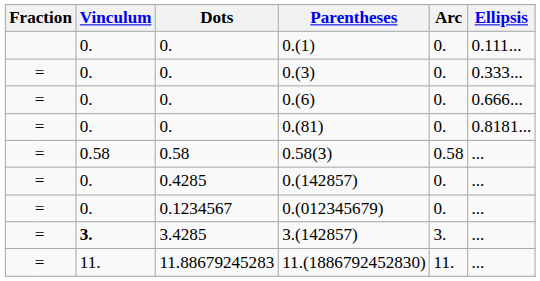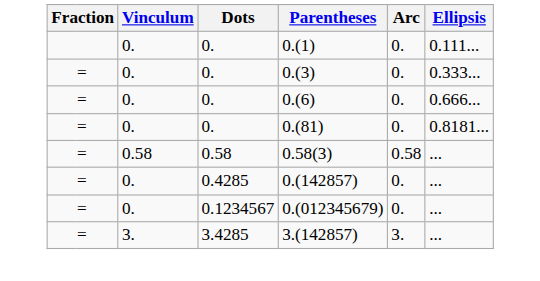(86, 235) bold -> (128, 235) normal
- row: (40, 262)
